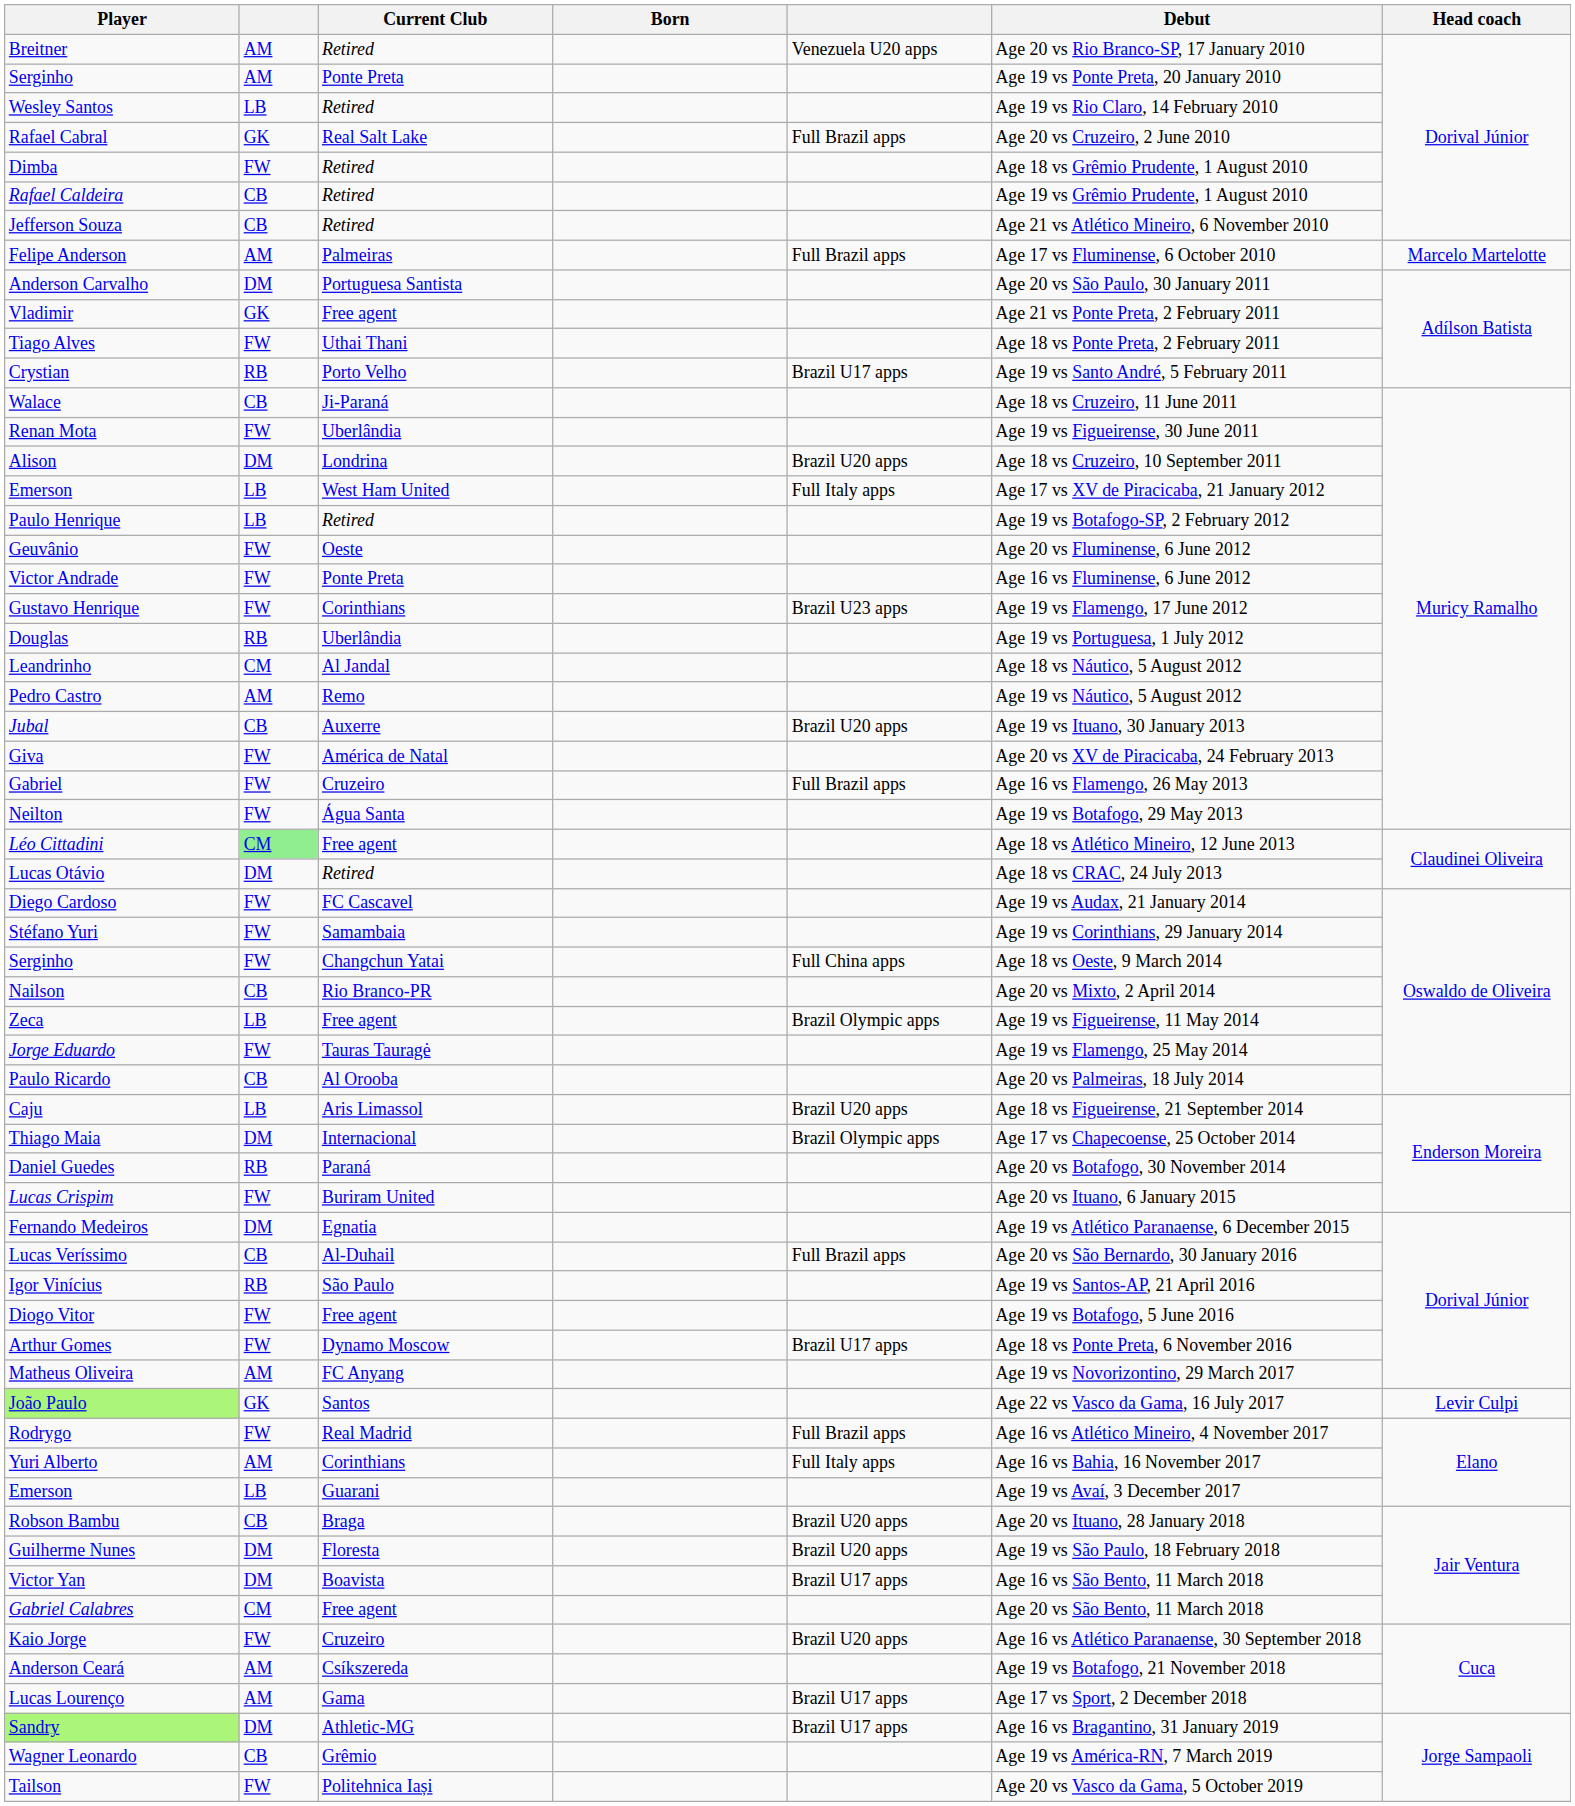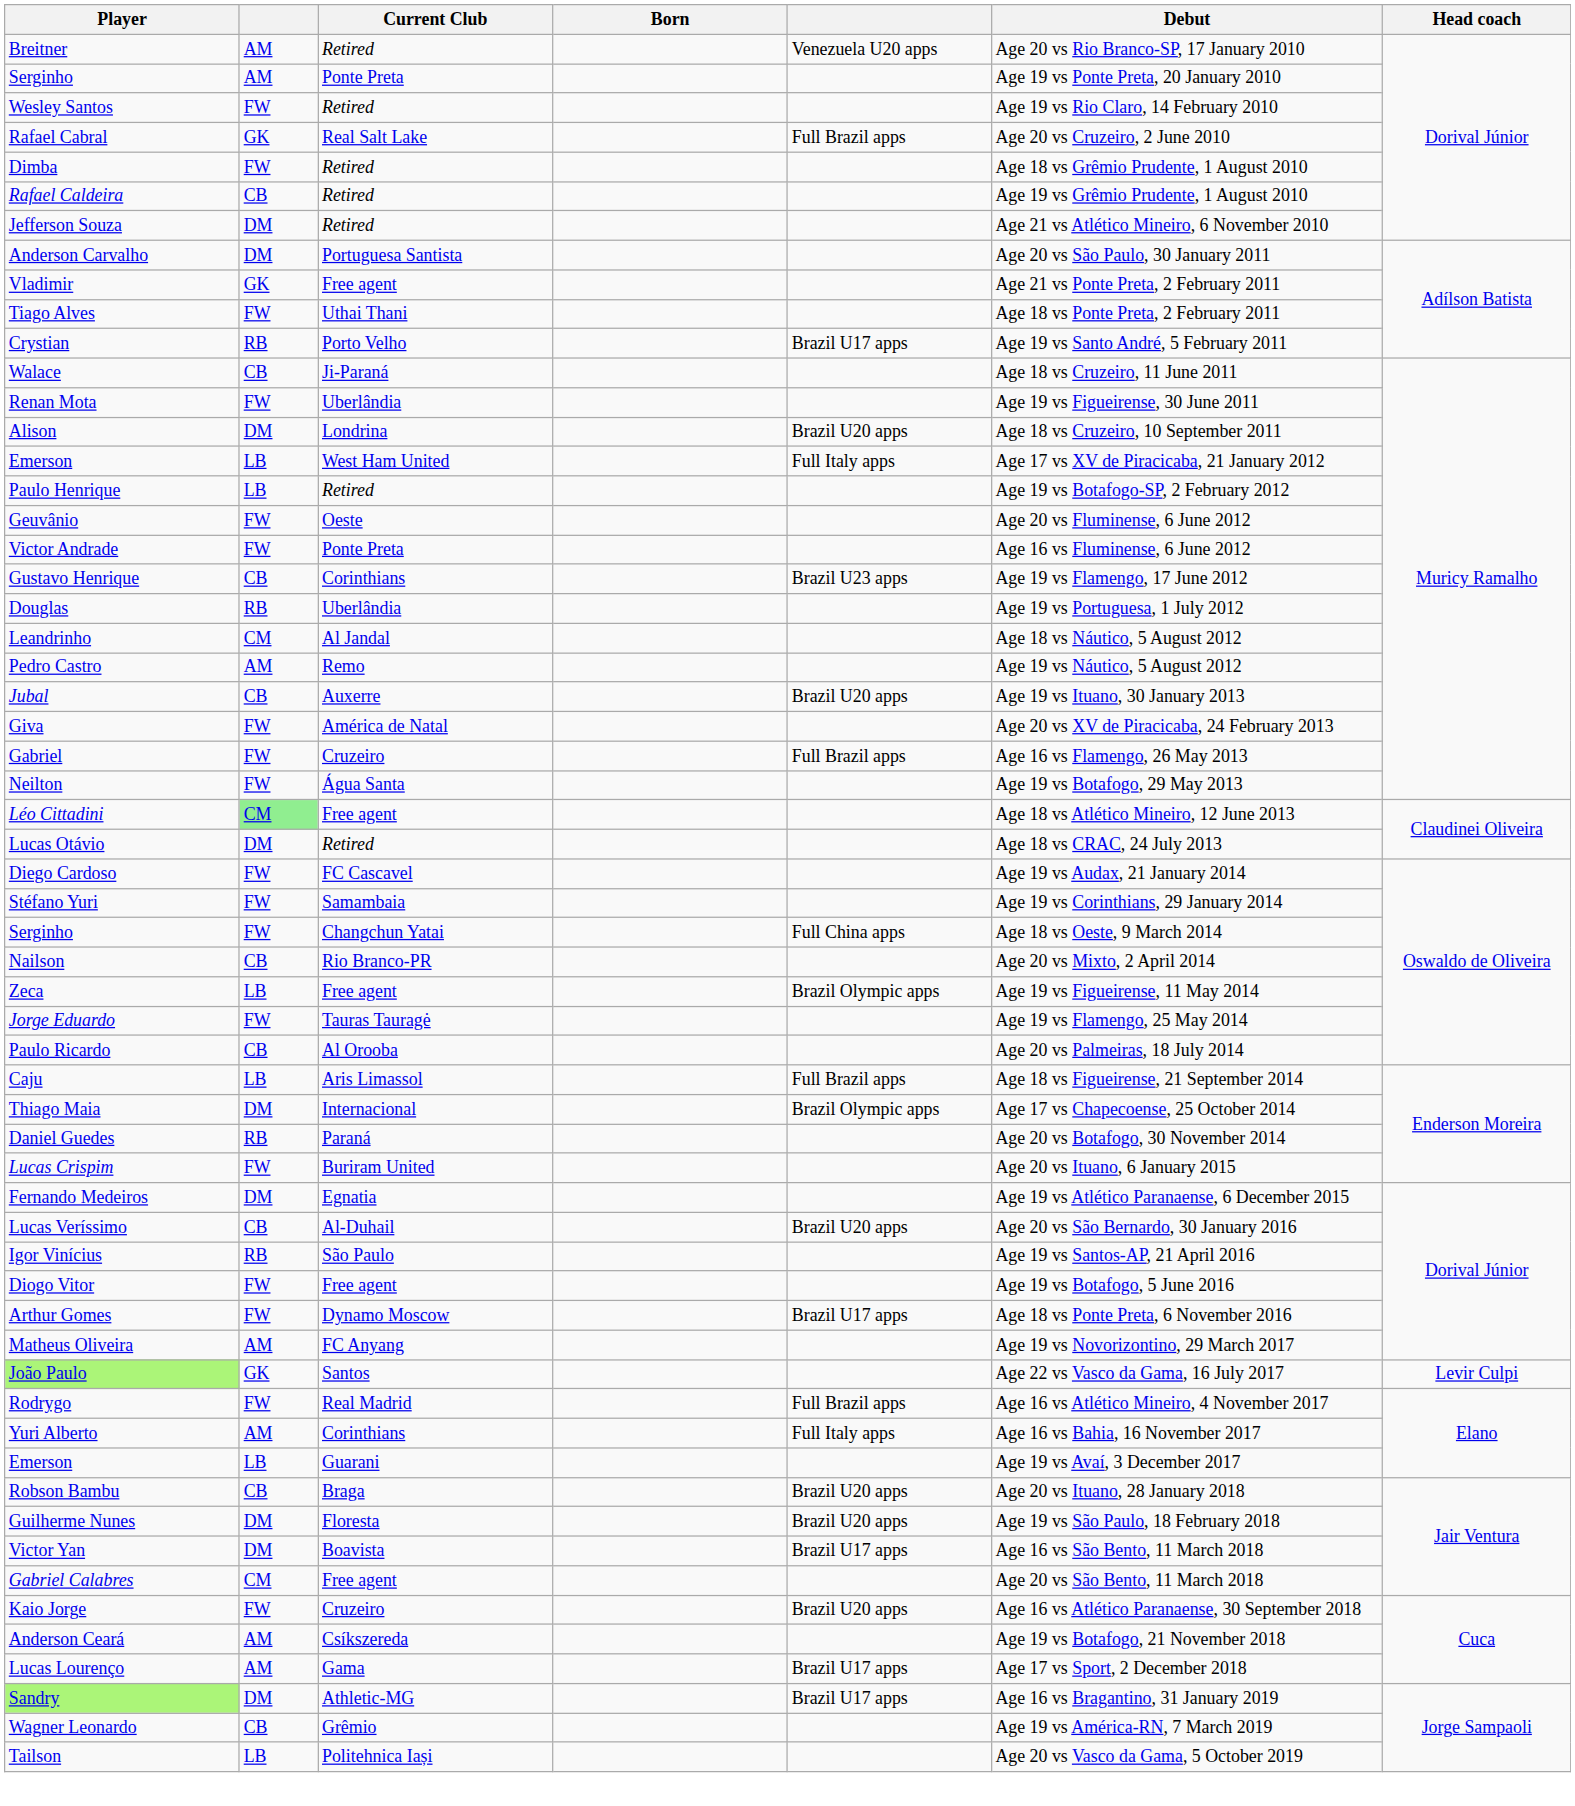(255, 107) LB -> (257, 107) FW
(256, 225) CB -> (258, 225) DM
- row: (68, 255)
(257, 608) FW -> (256, 579) CB
(850, 1109) Brazil U20 apps -> (849, 1079) Full Brazil apps
(849, 1256) Full Brazil apps -> (850, 1227) Brazil U20 apps
(257, 1786) FW -> (255, 1757) LB
